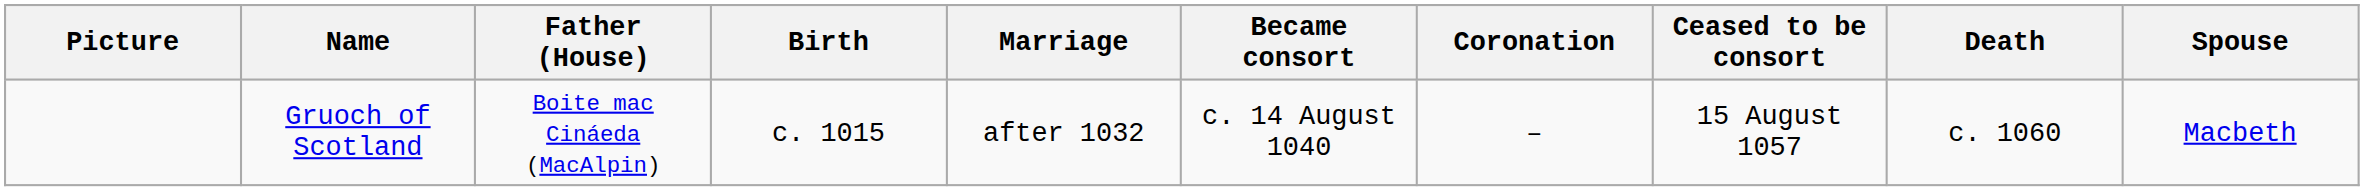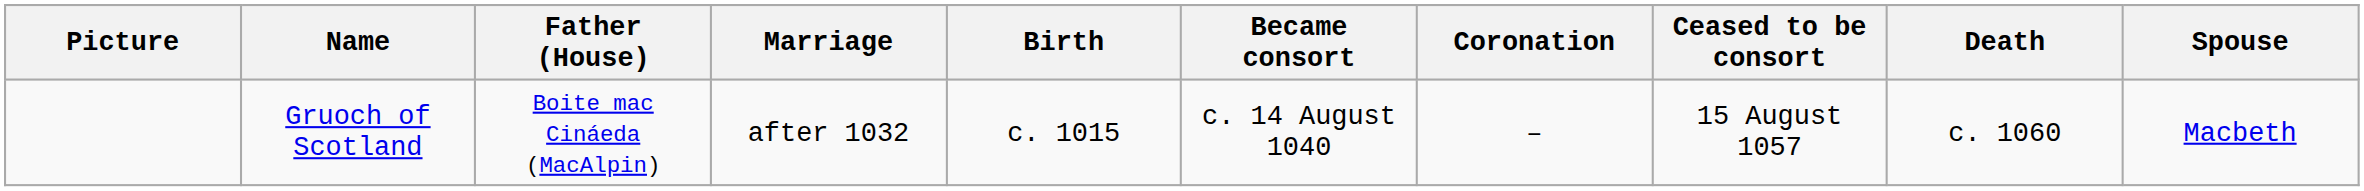columns swapped: (828, 42) <-> (1064, 42)
